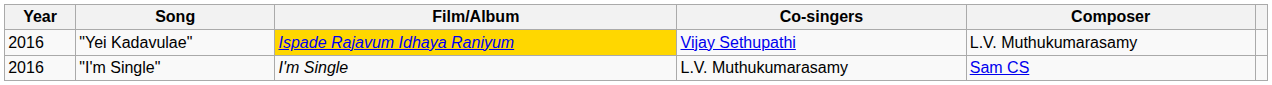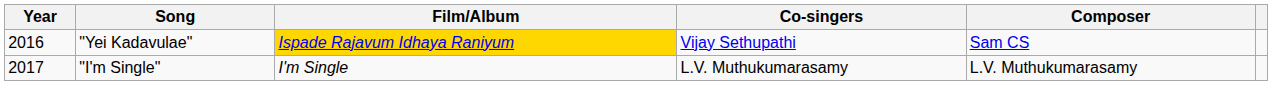(1053, 42) L.V. Muthukumarasamy -> (1000, 42) Sam CS
(26, 67) 2016 -> (26, 67) 2017
(1000, 67) Sam CS -> (1053, 67) L.V. Muthukumarasamy
